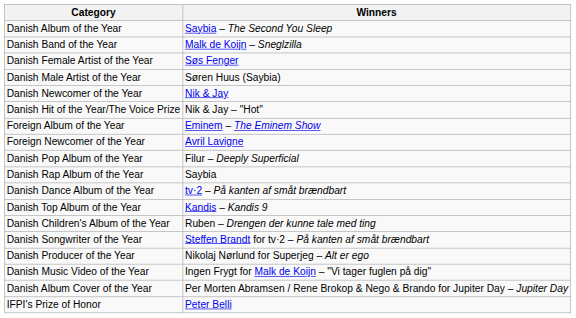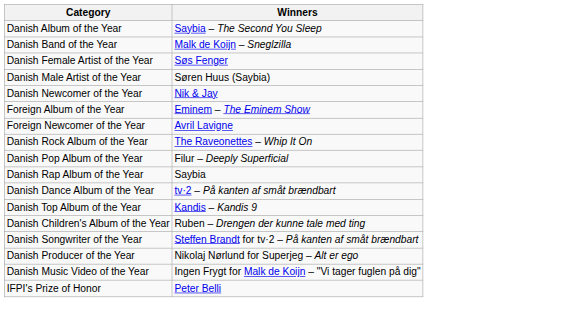- row: (93, 110)
+ row: (77, 142)
- row: (79, 288)
